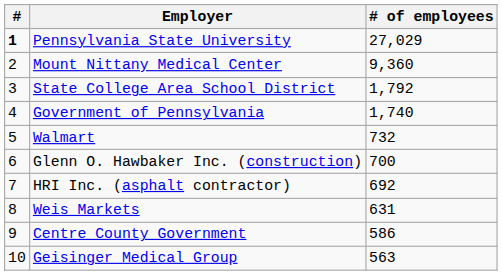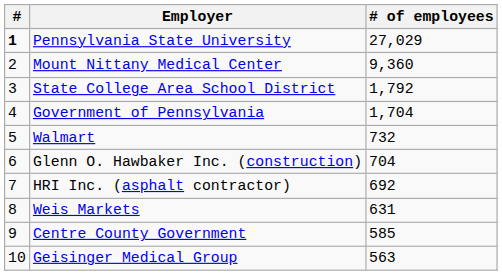(391, 113) 1,740 -> (391, 113) 1,704
(382, 162) 700 -> (382, 162) 704
(382, 234) 586 -> (382, 234) 585
